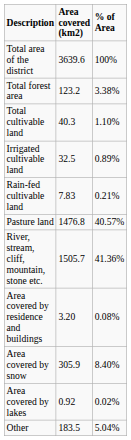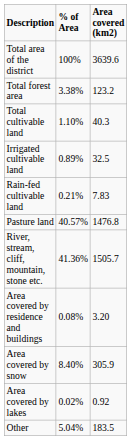columns swapped: (74, 22) <-> (105, 22)
